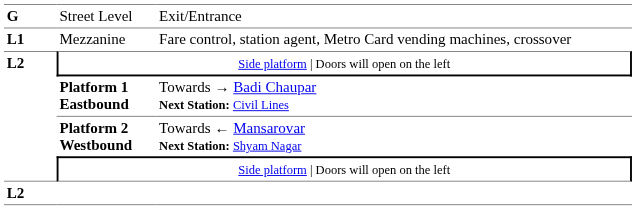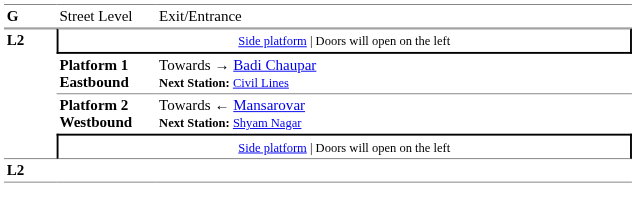- row: (92, 39)
